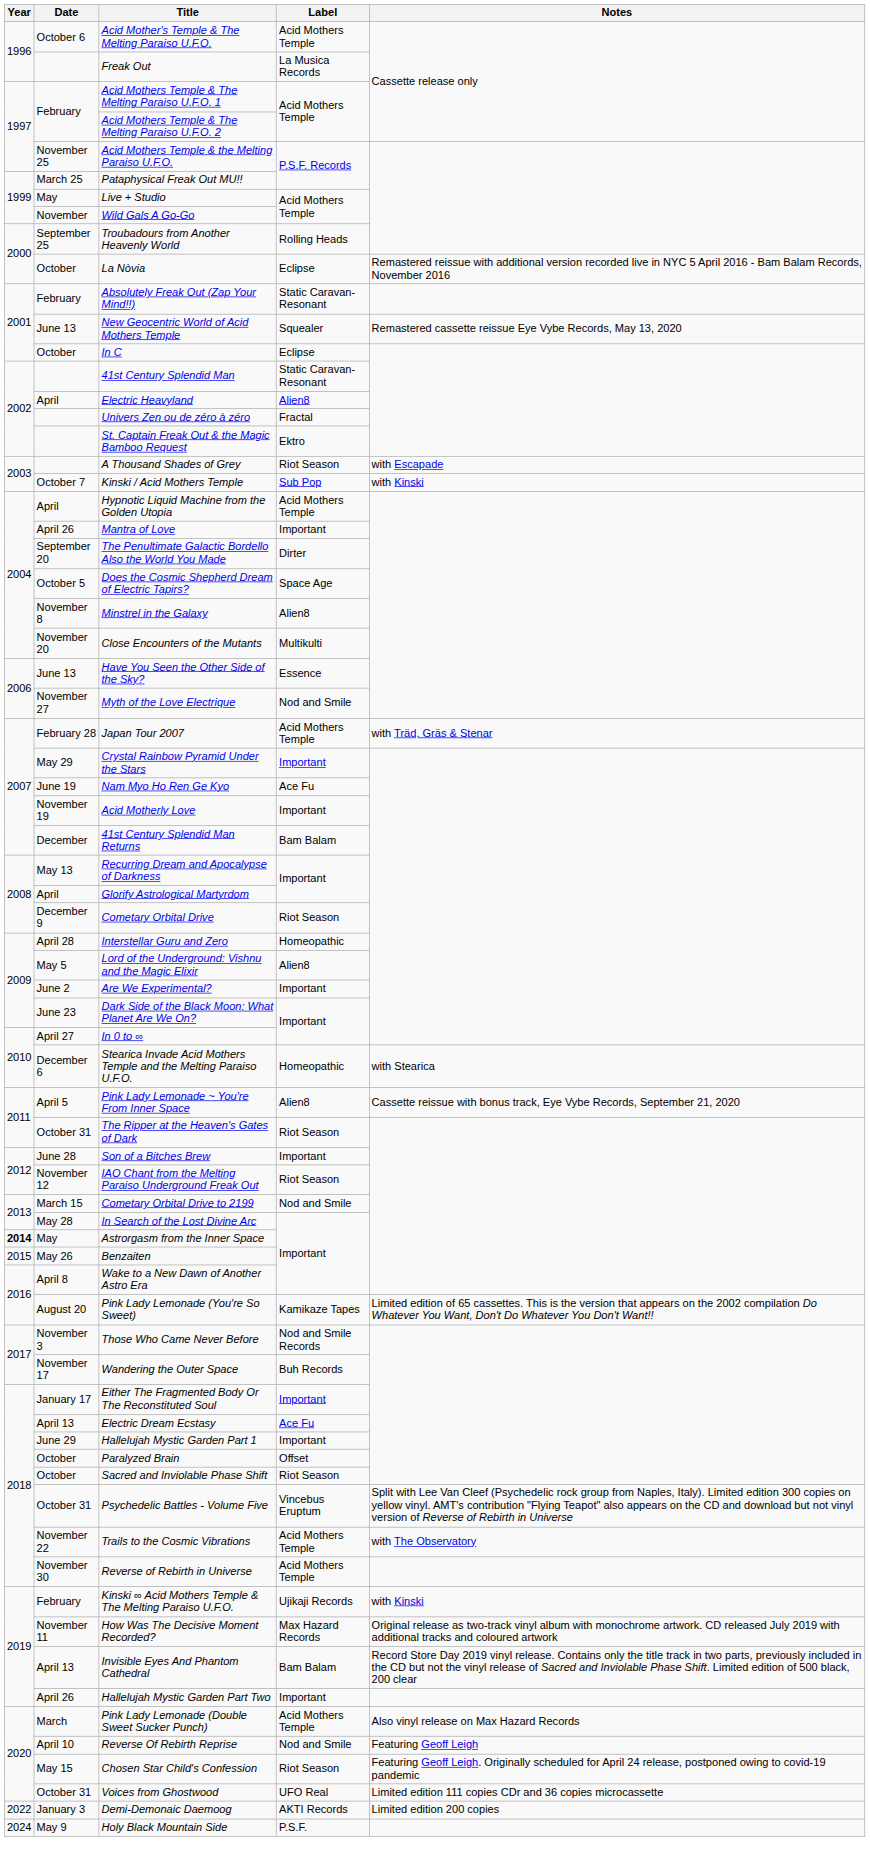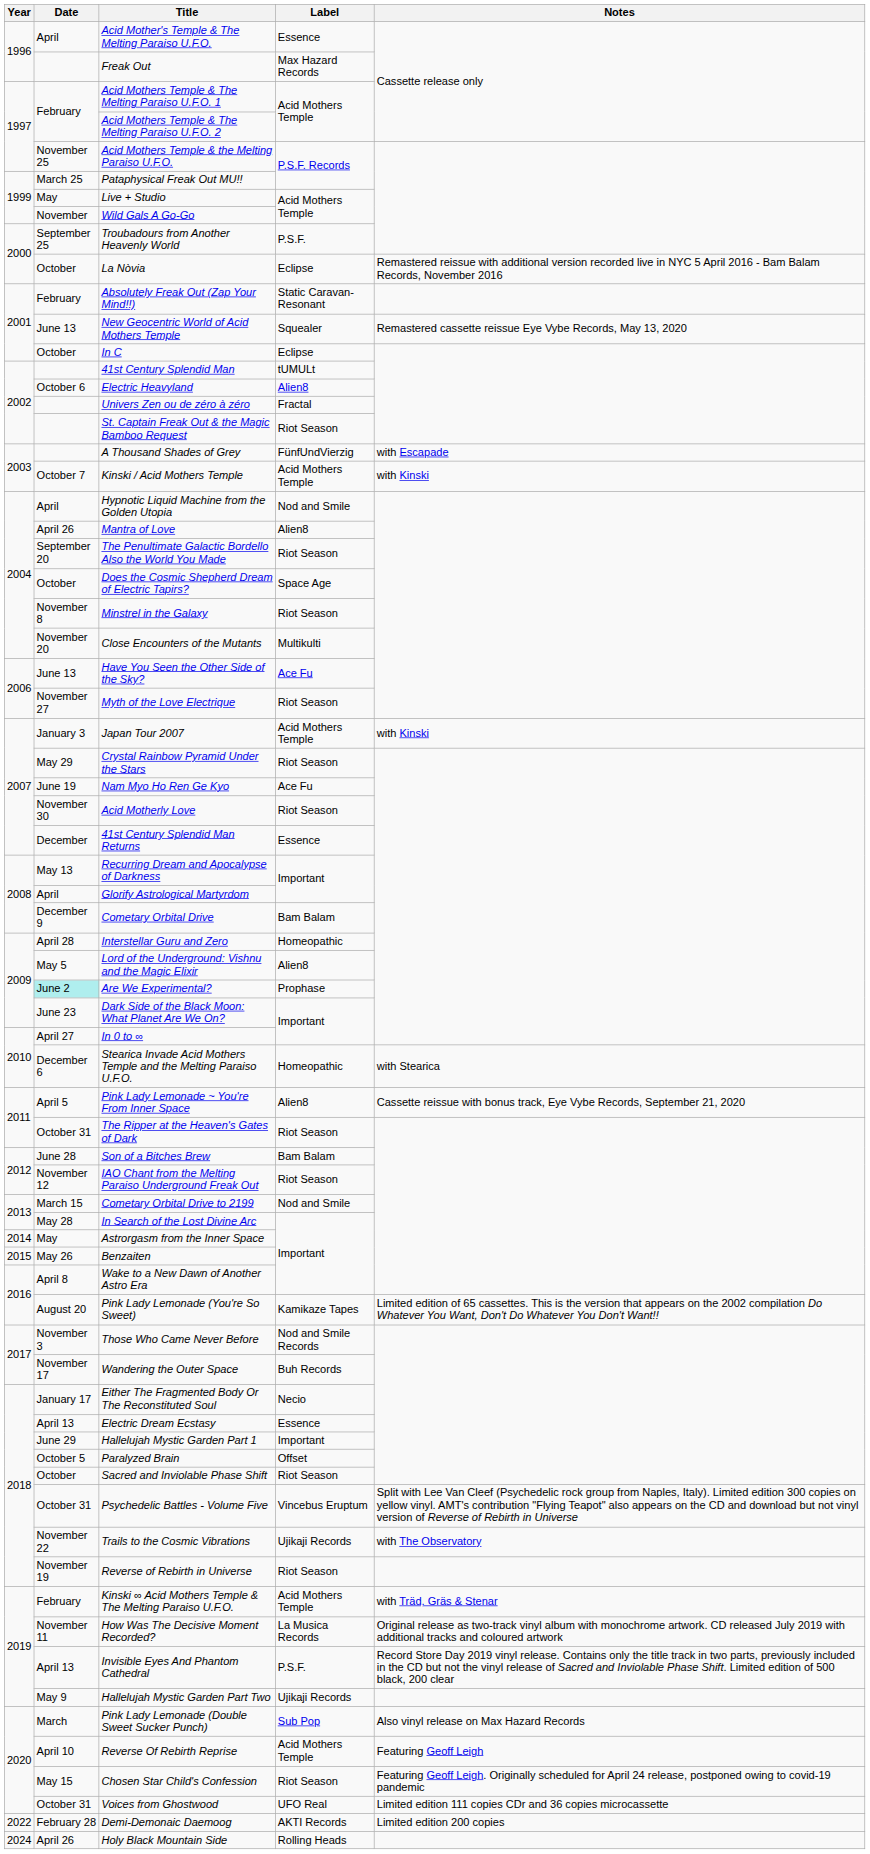(61, 36) October 6 -> (48, 36) April
(311, 36) Acid Mothers Temple -> (299, 36) Essence
(304, 66) La Musica Records -> (308, 66) Max Hazard Records
(313, 239) Rolling Heads -> (292, 239) P.S.F.
(317, 376) Static Caravan-Resonant -> (296, 370) tUMULt
(48, 400) April -> (61, 387) October 6
(292, 441) Ektro -> (308, 428) Riot Season
(309, 465) Riot Season -> (316, 452) FünfUndVierzig
(300, 482) Sub Pop -> (310, 476) Acid Mothers Temple
(311, 506) Acid Mothers Temple -> (314, 506) Nod and Smile
(302, 529) Important -> (293, 529) Alien8
(293, 553) Dirter -> (308, 553) Riot Season
(61, 583) October 5 -> (56, 583) October
(294, 613) Alien8 -> (308, 613) Riot Season
(300, 673) Essence -> (295, 673) Ace Fu
(315, 703) Nod and Smile -> (308, 703) Riot Season
(66, 733) February 28 -> (61, 733) January 3
(432, 733) with Träd, Gräs & Stenar -> (403, 733) with Kinski
(302, 763) Important -> (308, 763) Riot Season
(62, 810) November 19 -> (62, 810) November 30
(302, 810) Important -> (308, 810) Riot Season
(308, 840) Bam Balam -> (299, 840) Essence
(309, 917) Riot Season -> (306, 917) Bam Balam
(53, 989) no background -> (53, 989) paleturquoise background
(302, 989) Important -> (301, 989) Prophase
(302, 1156) Important -> (306, 1156) Bam Balam
(19, 1238) bold -> (19, 1238) normal
(302, 1399) Important -> (292, 1399) Necio
(297, 1423) Ace Fu -> (299, 1423) Essence
(56, 1458) October -> (61, 1458) October 5
(311, 1541) Acid Mothers Temple -> (315, 1541) Ujikaji Records
(62, 1571) November 30 -> (62, 1571) November 19
(311, 1571) Acid Mothers Temple -> (308, 1571) Riot Season
(316, 1601) Ujikaji Records -> (310, 1601) Acid Mothers Temple
(398, 1601) with Kinski -> (437, 1601) with Träd, Gräs & Stenar
(309, 1631) Max Hazard Records -> (303, 1631) La Musica Records
(308, 1667) Bam Balam -> (292, 1667) P.S.F.
(55, 1697) April 26 -> (52, 1697) May 9
(302, 1697) Important -> (315, 1697) Ujikaji Records
(311, 1721) Acid Mothers Temple -> (299, 1721) Sub Pop
(315, 1745) Nod and Smile -> (310, 1751) Acid Mothers Temple
(61, 1810) January 3 -> (66, 1822) February 28
(52, 1827) May 9 -> (55, 1840) April 26
(293, 1827) P.S.F. -> (312, 1840) Rolling Heads
